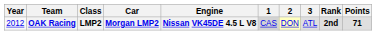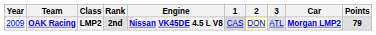columns swapped: (132, 10) <-> (331, 10)
(15, 23) 2012 -> (15, 23) 2009
(357, 23) 71 -> (357, 23) 79
